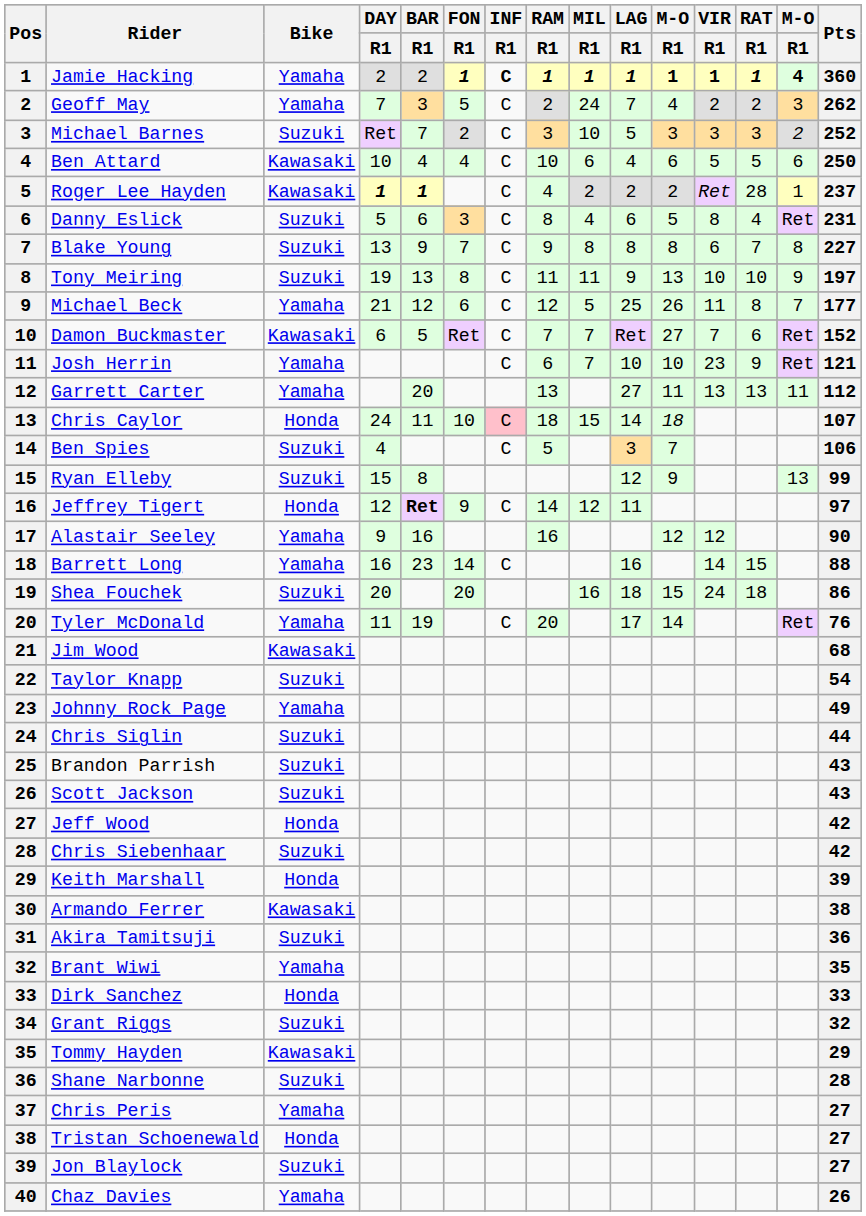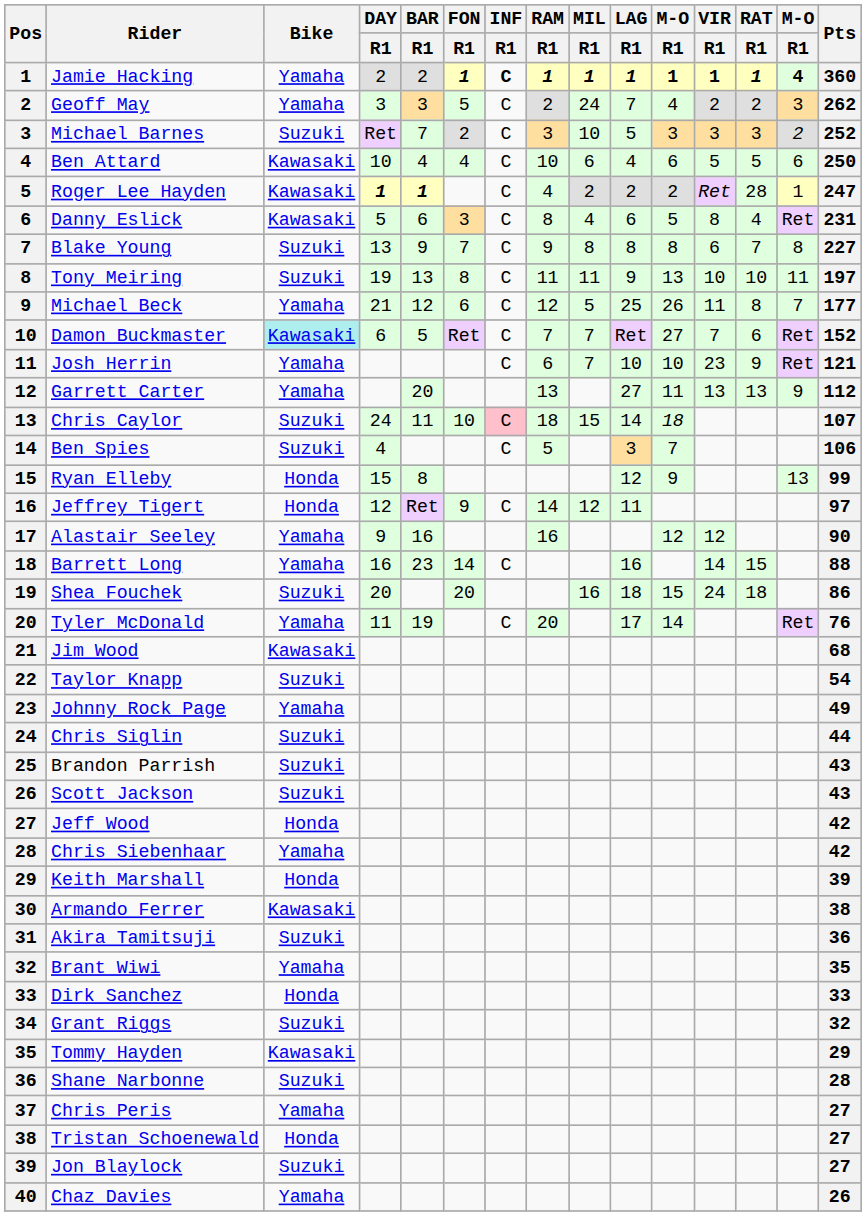(381, 105) 7 -> (381, 105) 3
(840, 192) 237 -> (840, 192) 247
(312, 220) Suzuki -> (312, 220) Kawasaki
(798, 278) 9 -> (798, 278) 11
(312, 335) no background -> (312, 335) paleturquoise background
(798, 393) 11 -> (798, 393) 9
(312, 421) Honda -> (312, 421) Suzuki
(312, 479) Suzuki -> (312, 479) Honda
(422, 507) bold -> (422, 507) normal
(312, 852) Suzuki -> (312, 852) Yamaha
